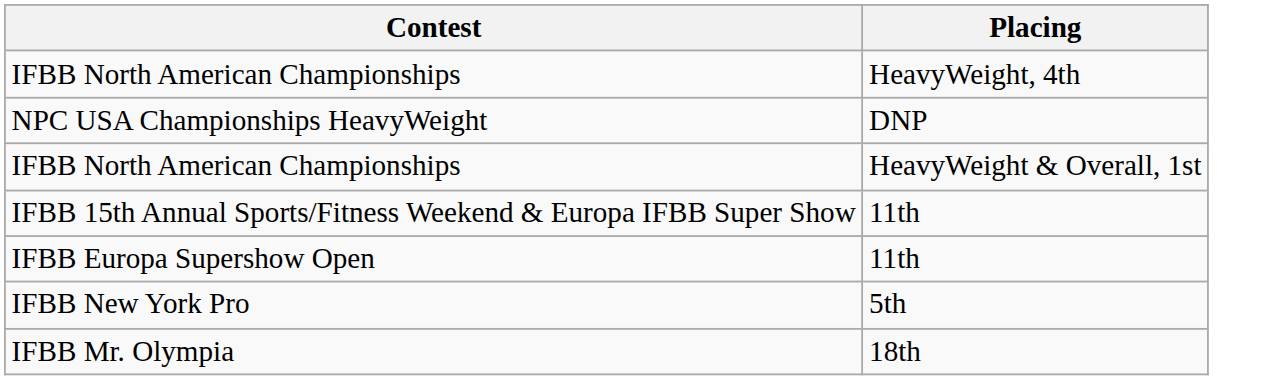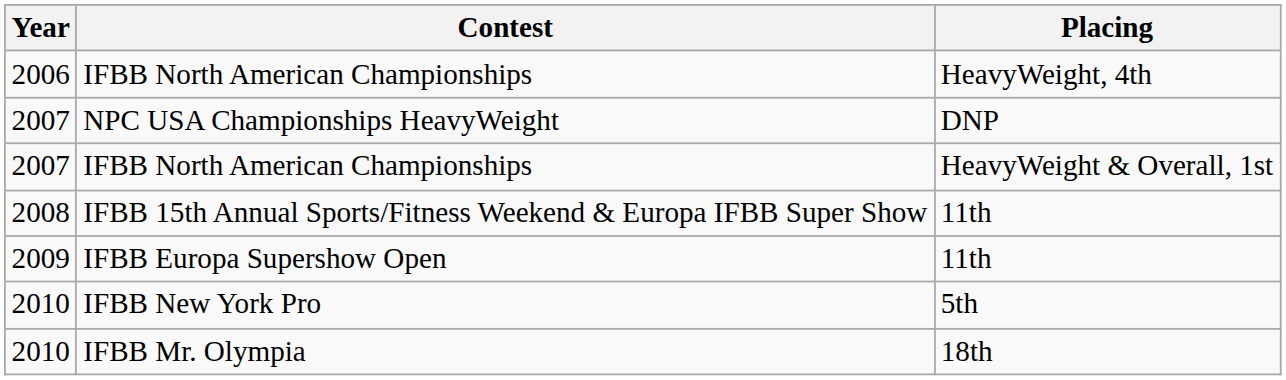+ column: (41, 27)
